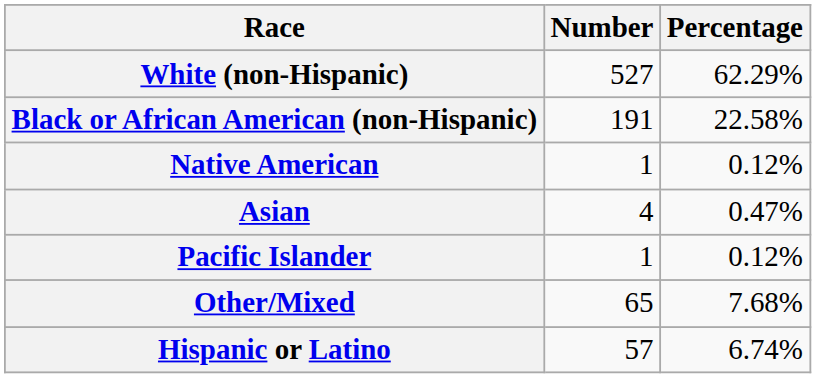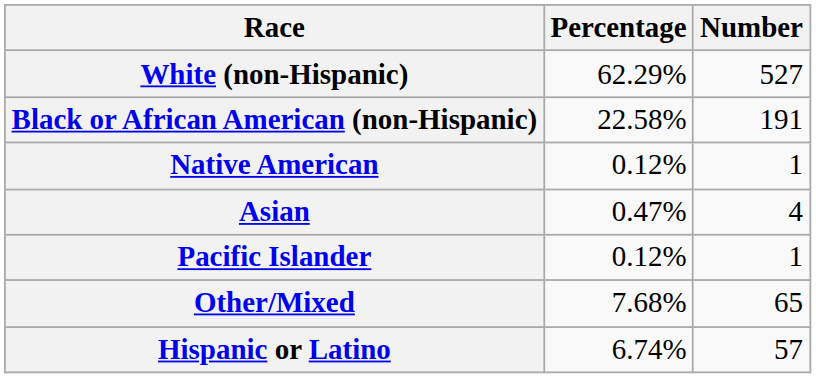columns swapped: (602, 27) <-> (735, 27)
